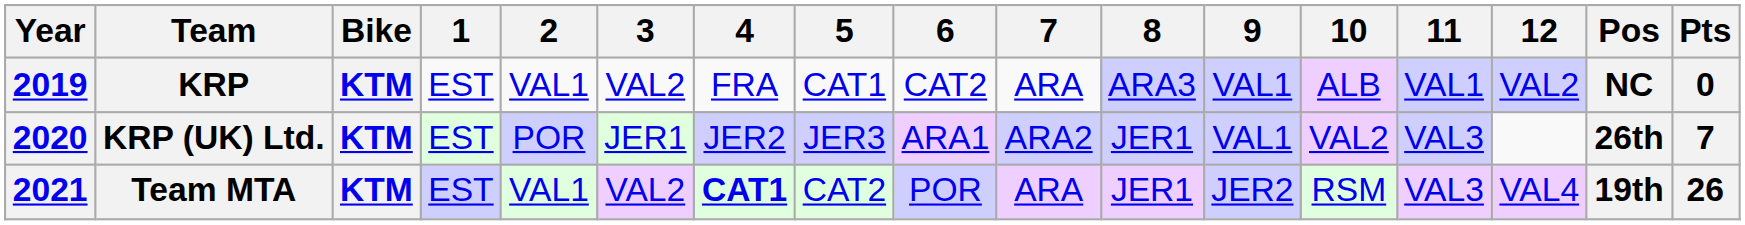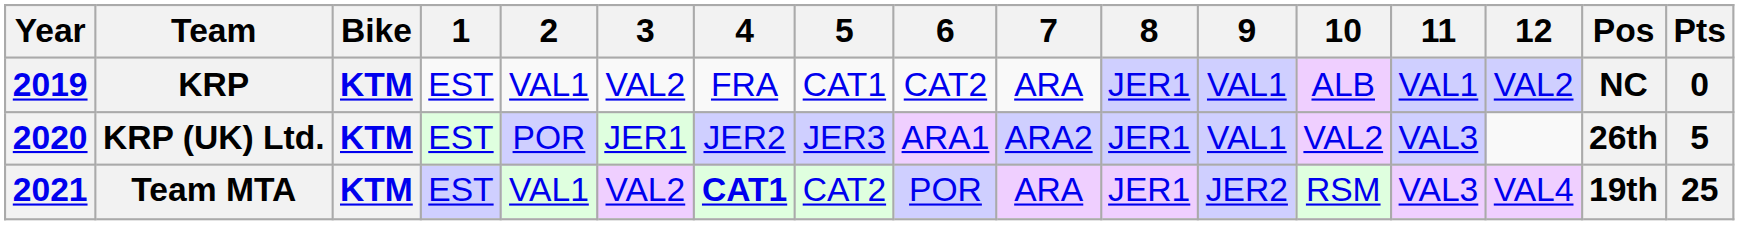(1152, 84) ARA3 -> (1149, 84) JER1
(1705, 137) 7 -> (1700, 137) 5
(1705, 191) 26 -> (1700, 191) 25
